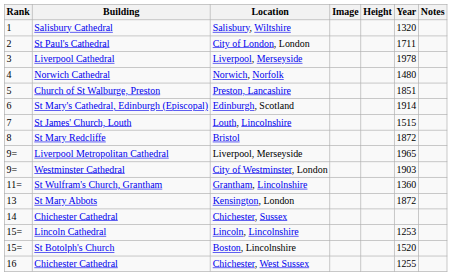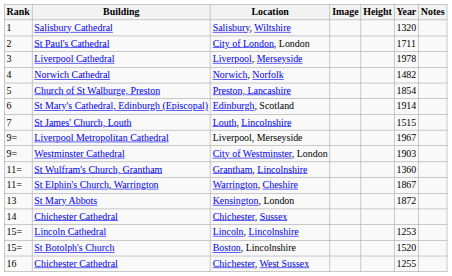(406, 75) 1480 -> (406, 75) 1482
(406, 91) 1851 -> (406, 91) 1854
- row: (70, 138)
(406, 153) 1965 -> (406, 138) 1967
+ row: (96, 185)
